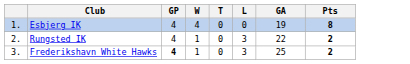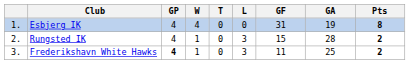+ column: (281, 11)
(281, 39) 22 -> (330, 39) 28
